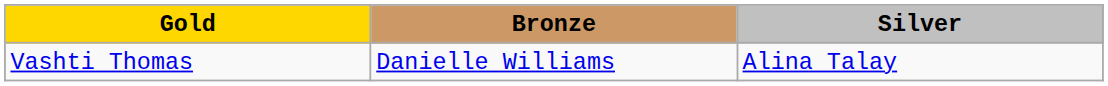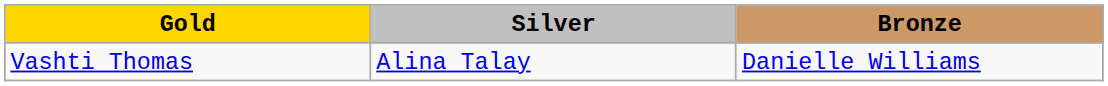columns swapped: (920, 24) <-> (554, 24)
